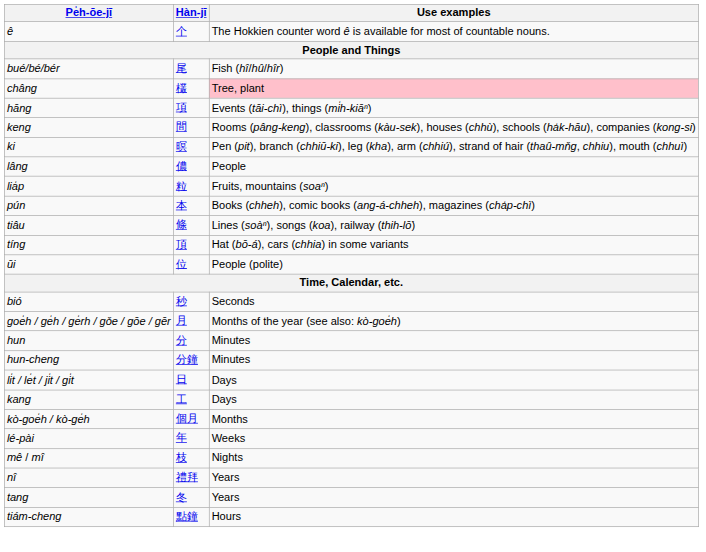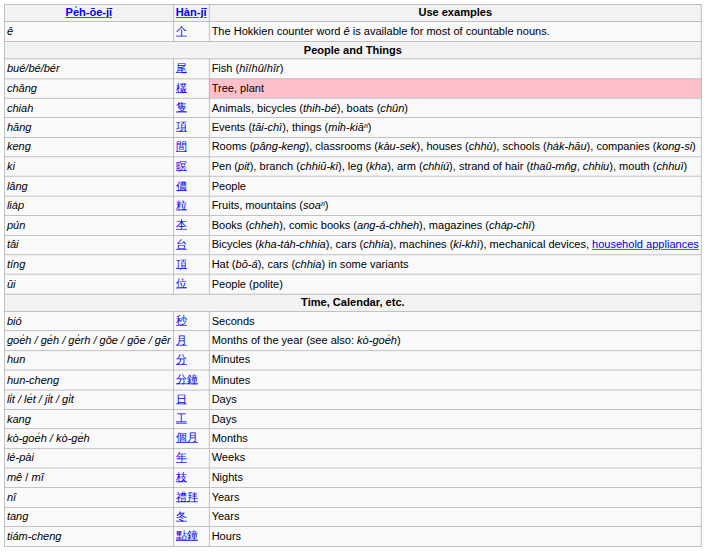+ row: (20, 108)
+ row: (13, 245)
- row: (16, 225)
